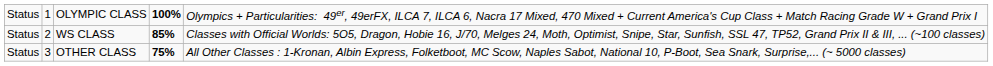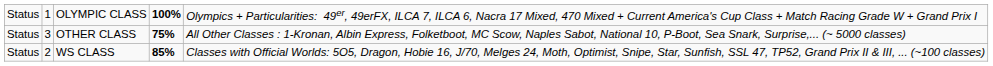rows swapped: (85, 34) <-> (96, 52)
